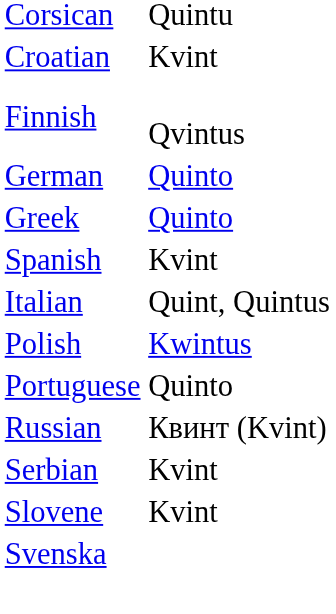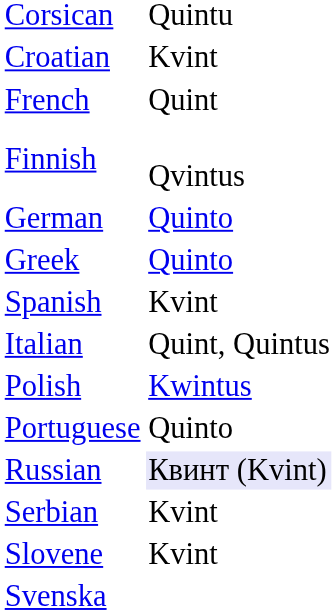+ row: (47, 99)
(237, 428) no background -> (237, 470) lavender background
